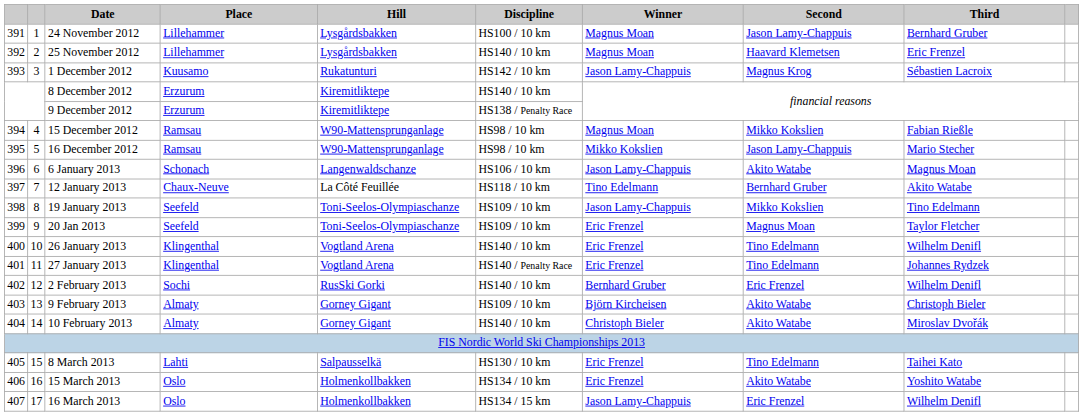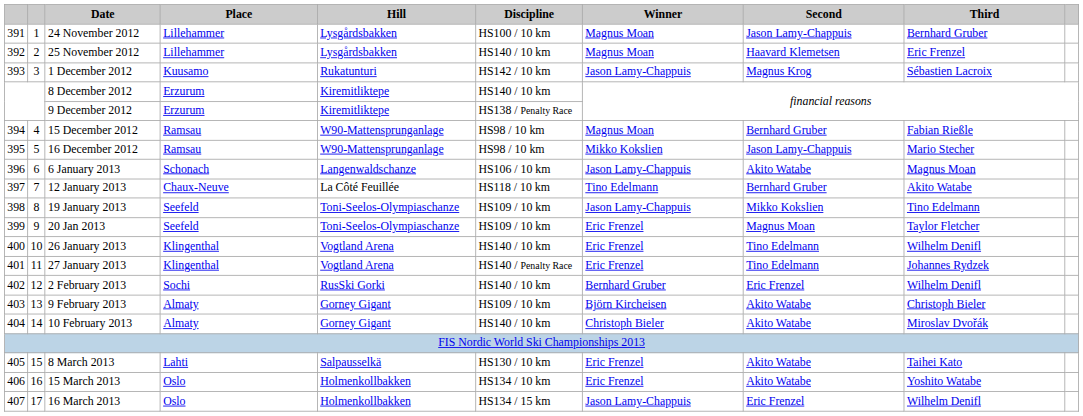(785, 130) Mikko Kokslien -> (786, 130) Bernhard Gruber
(783, 362) Tino Edelmann -> (779, 362) Akito Watabe
